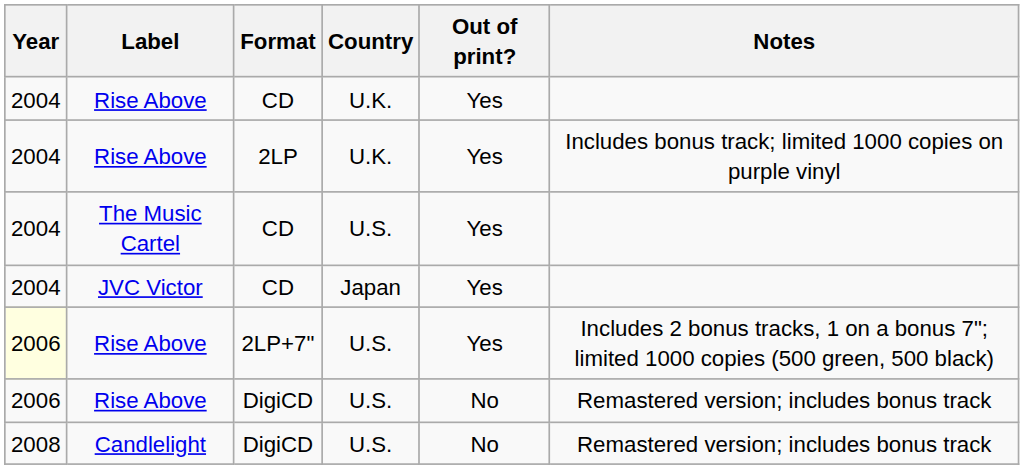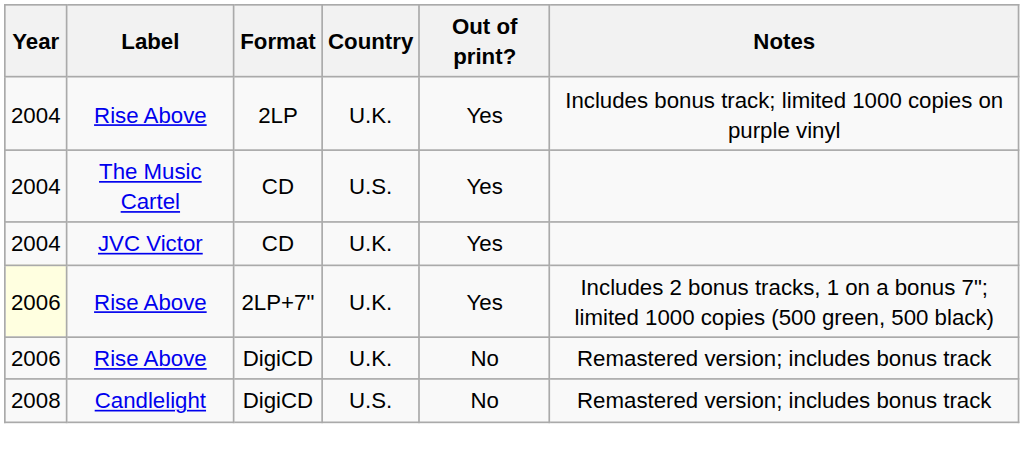- row: (150, 99)
(371, 287) Japan -> (371, 244) U.K.
(371, 344) U.S. -> (371, 302) U.K.
(371, 401) U.S. -> (371, 359) U.K.
